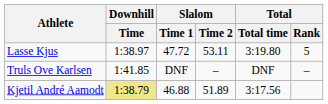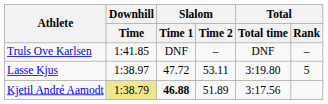rows swapped: (49, 71) <-> (33, 52)
(176, 90) normal -> (176, 90) bold
